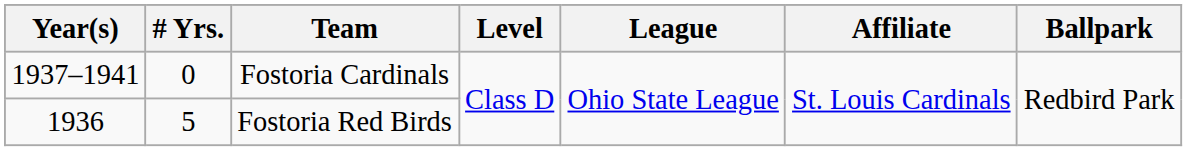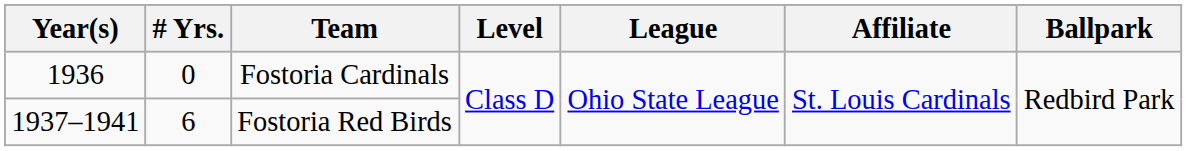(75, 74) 1937–1941 -> (75, 74) 1936
(75, 121) 1936 -> (75, 121) 1937–1941
(188, 121) 5 -> (188, 121) 6
